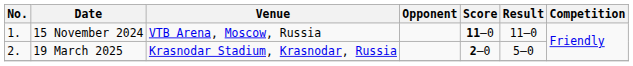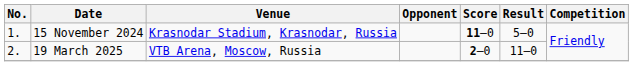(235, 32) VTB Arena, Moscow, Russia -> (273, 32) Krasnodar Stadium, Krasnodar, Russia
(523, 32) 11–0 -> (523, 32) 5–0
(273, 51) Krasnodar Stadium, Krasnodar, Russia -> (235, 51) VTB Arena, Moscow, Russia
(523, 51) 5–0 -> (523, 51) 11–0
